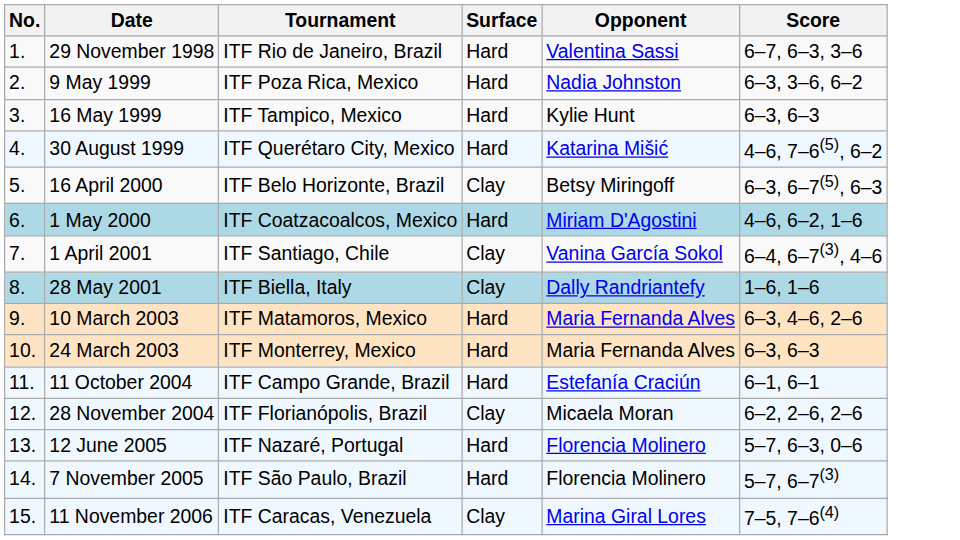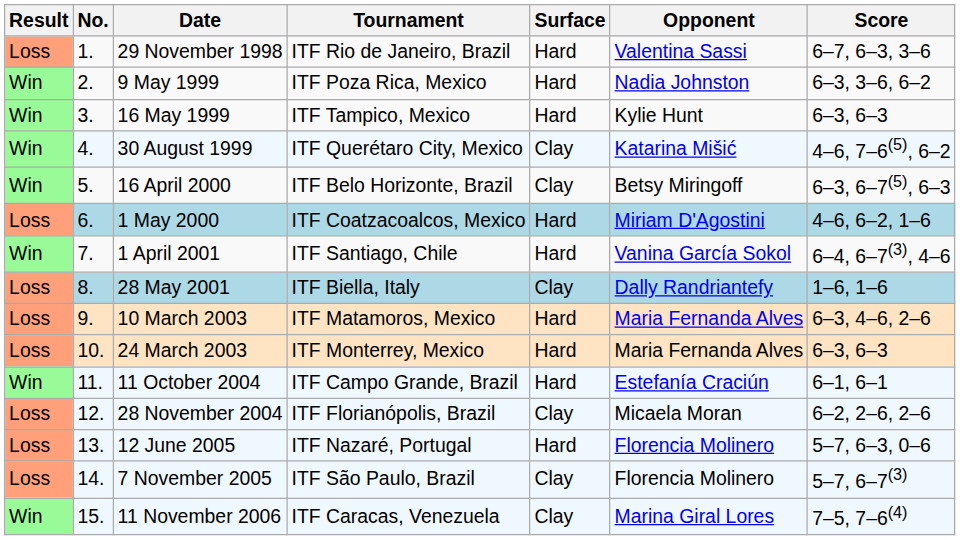+ column: (39, 19)
(487, 148) Hard -> (554, 148) Clay
(486, 253) Clay -> (555, 253) Hard
(487, 478) Hard -> (554, 478) Clay
